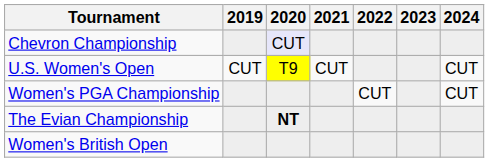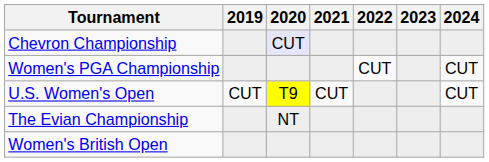rows swapped: (81, 68) <-> (114, 94)
(288, 119) bold -> (288, 119) normal
